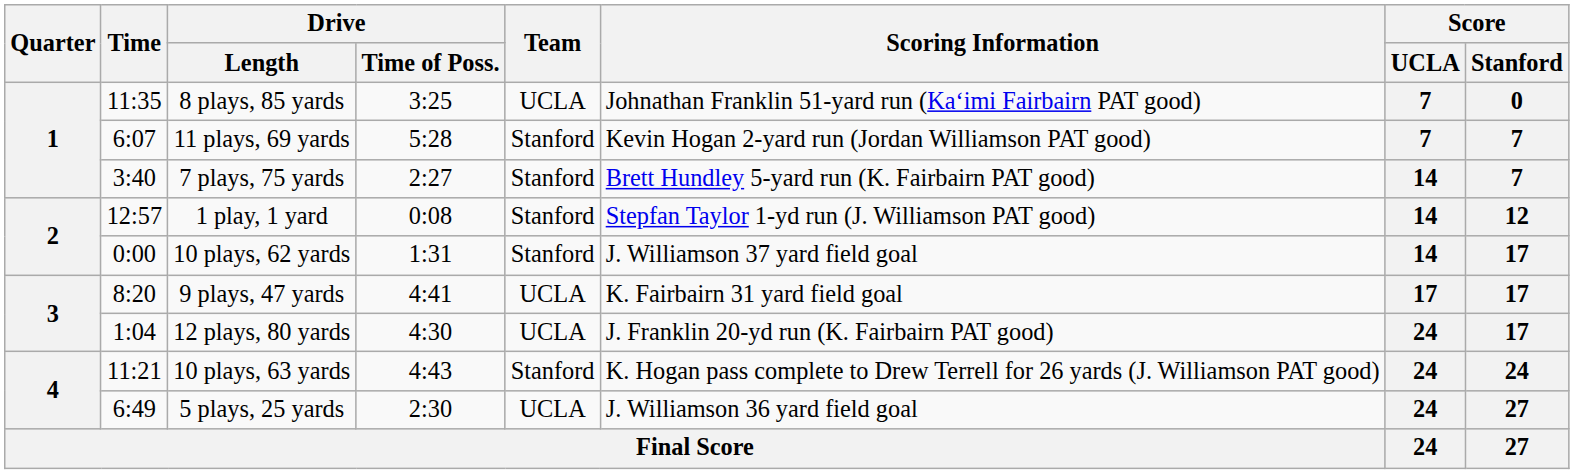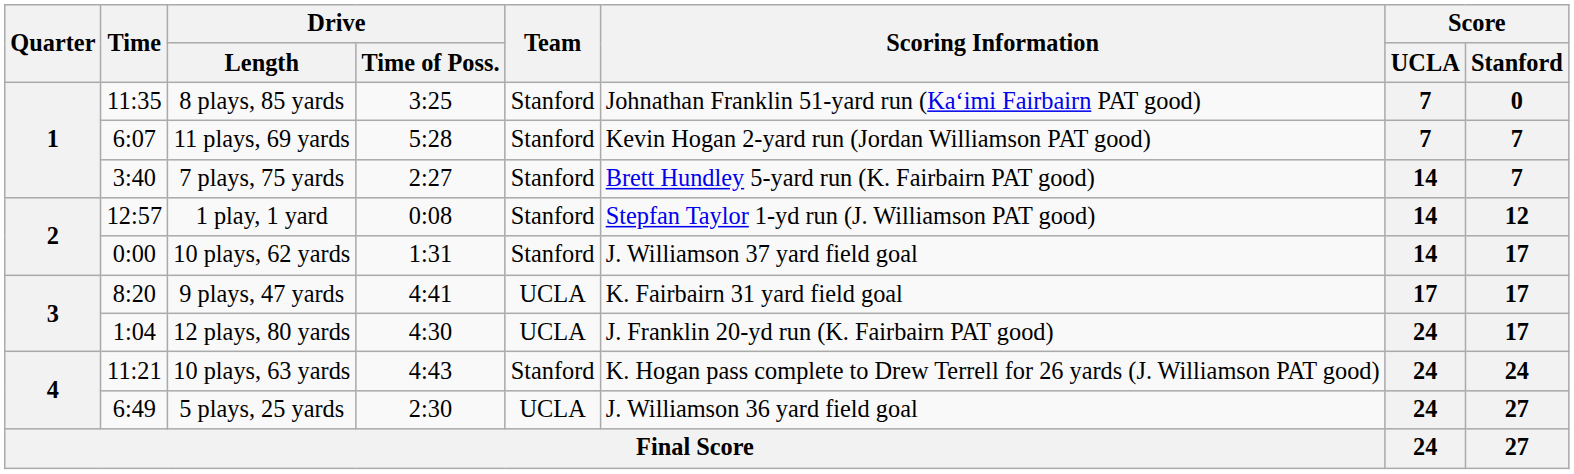(553, 100) UCLA -> (553, 100) Stanford
